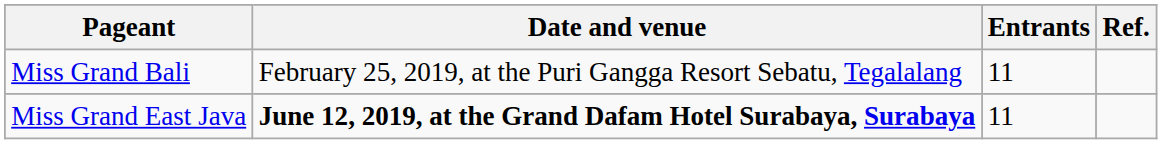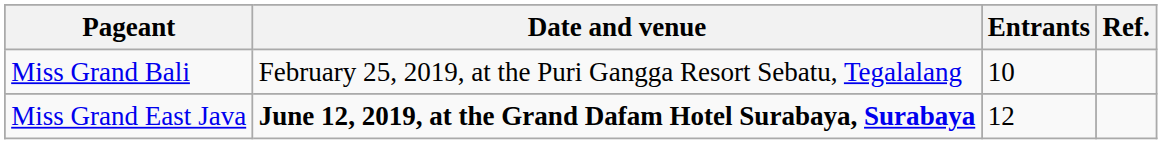(1001, 71) 11 -> (1001, 71) 10
(1001, 116) 11 -> (1001, 116) 12
